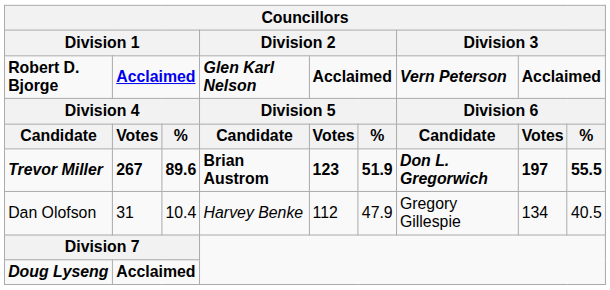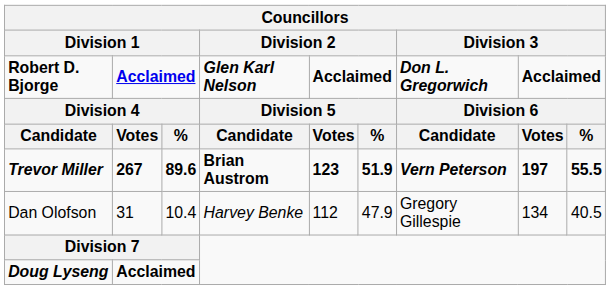(453, 77) Vern Peterson -> (444, 77) Don L. Gregorwich
(444, 170) Don L. Gregorwich -> (453, 170) Vern Peterson
